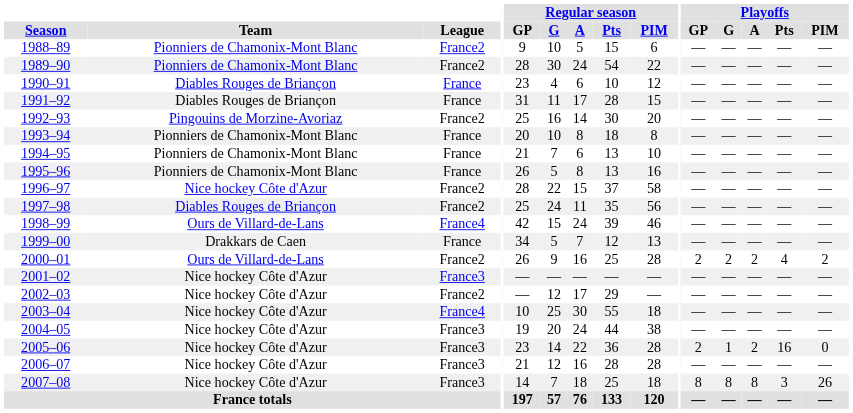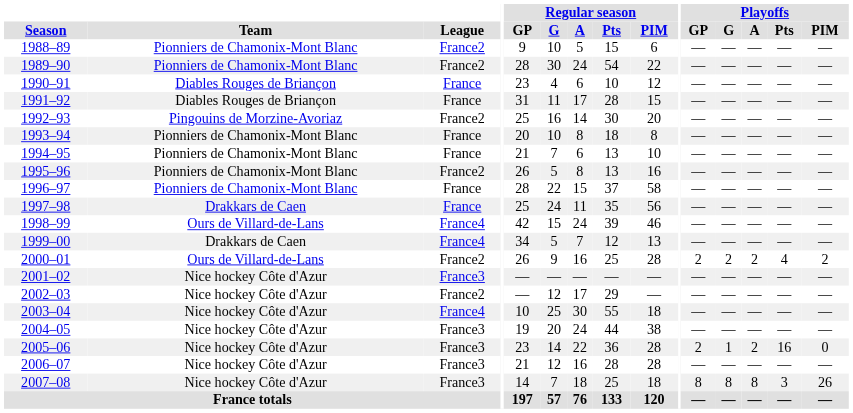(462, 171) France -> (462, 171) France2
(256, 188) Nice hockey Côte d'Azur -> (256, 188) Pionniers de Chamonix-Mont Blanc
(462, 188) France2 -> (462, 188) France
(256, 206) Diables Rouges de Briançon -> (256, 206) Drakkars de Caen
(462, 206) France2 -> (462, 206) France
(462, 241) France -> (462, 241) France4
